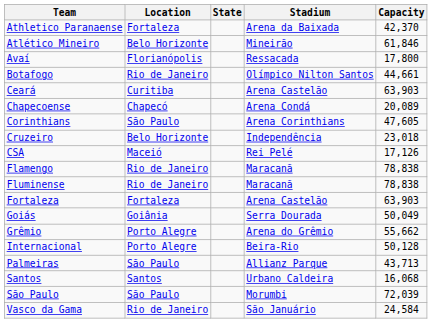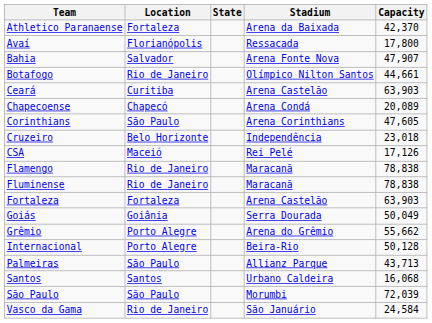- row: (53, 44)
+ row: (21, 59)
